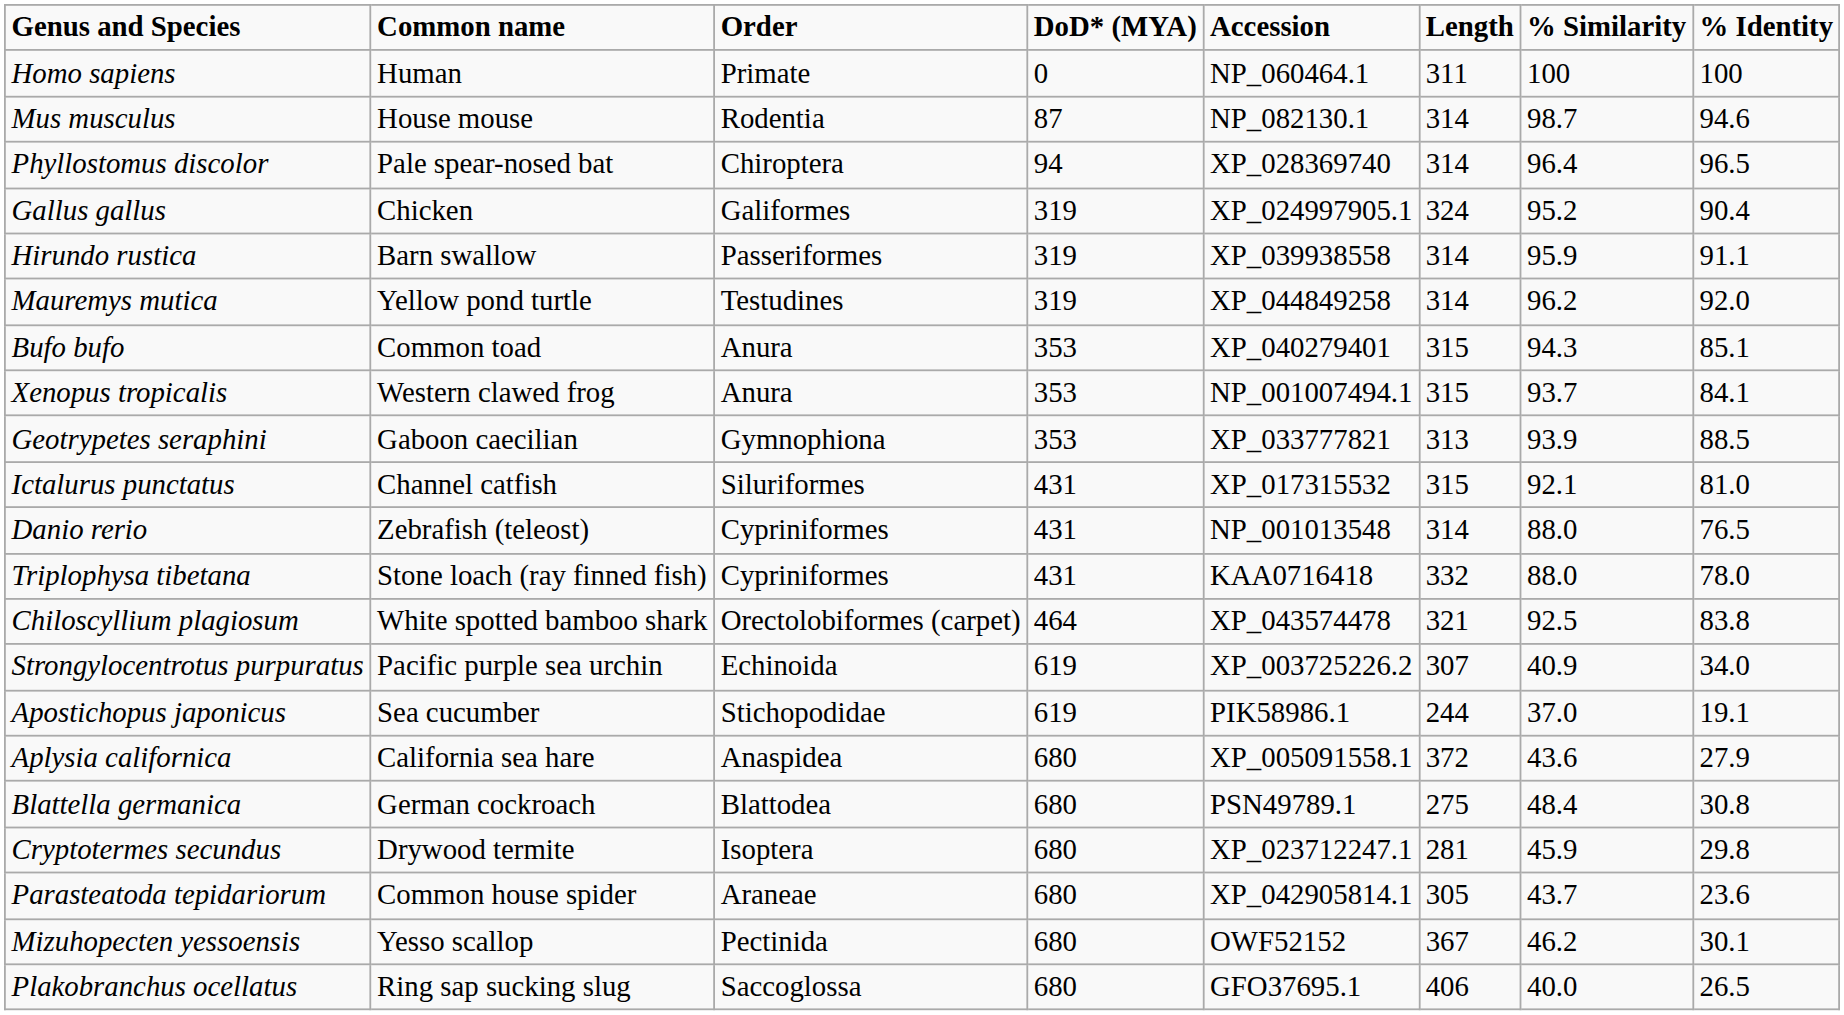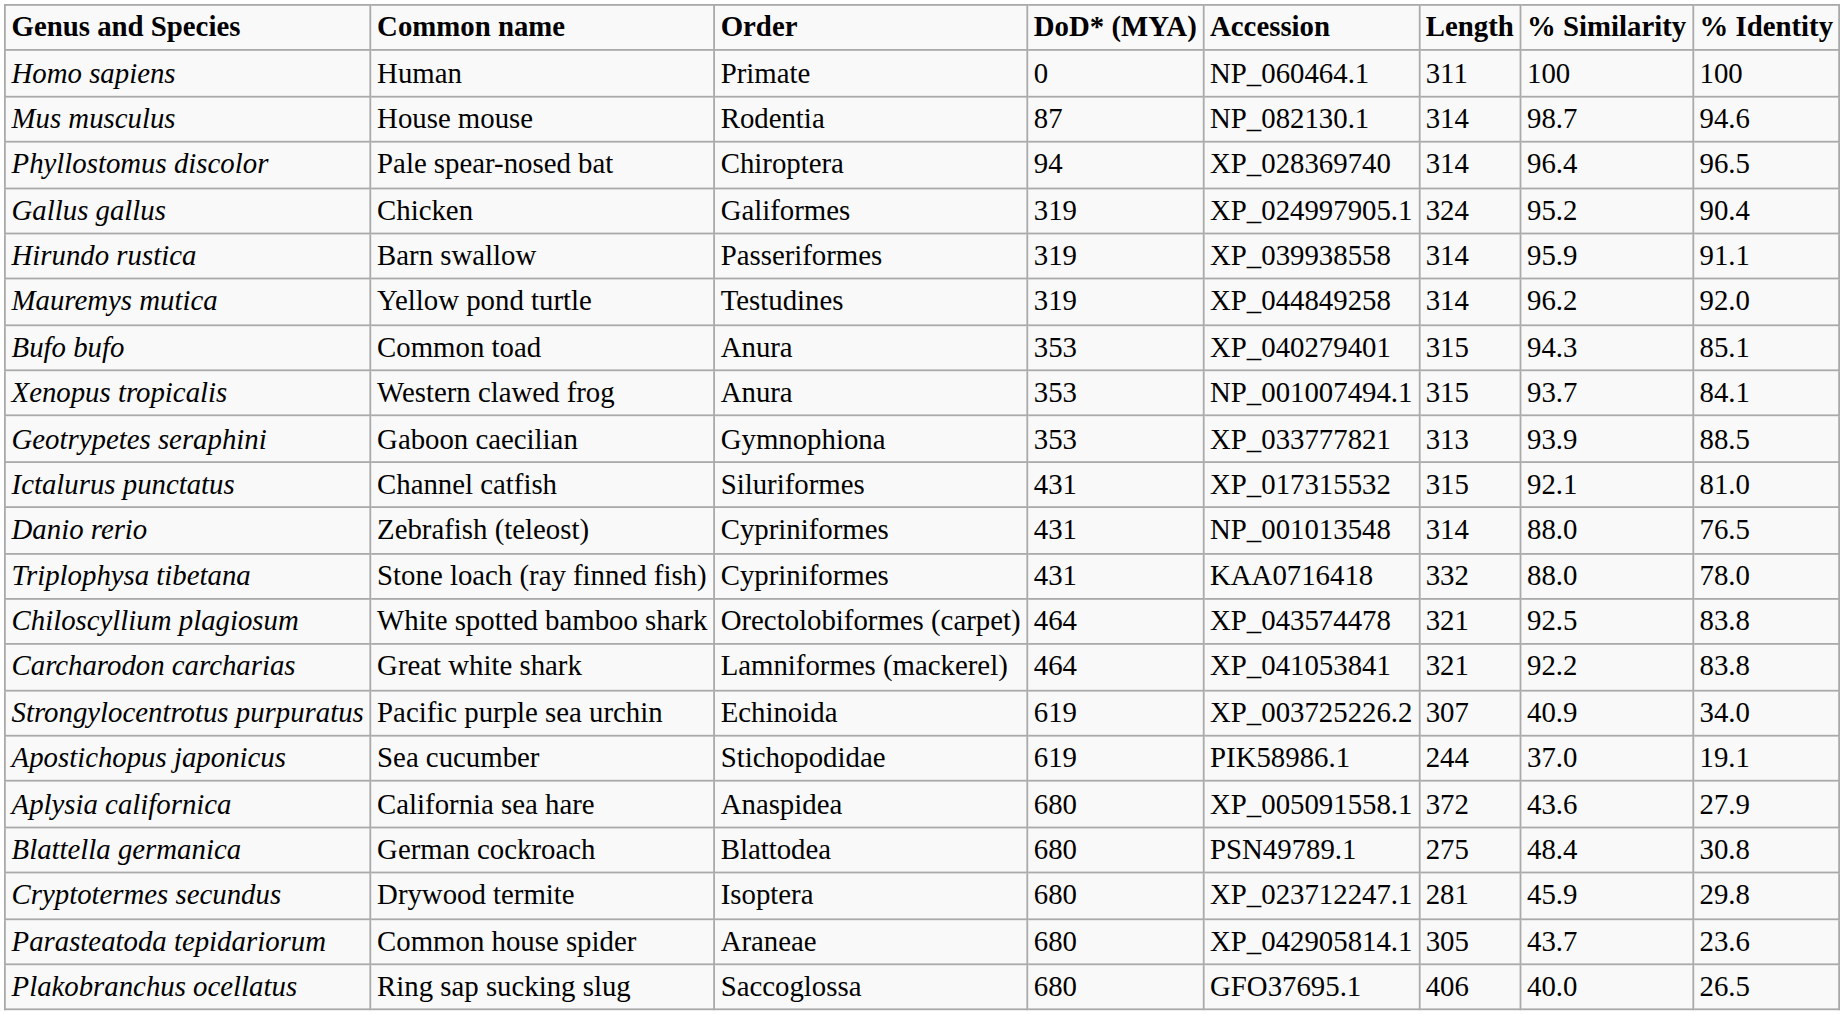+ row: (154, 666)
- row: (156, 940)
